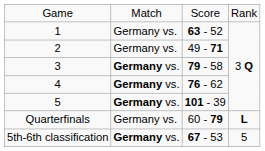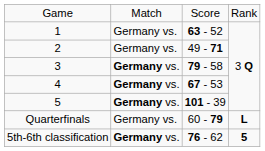(205, 84) 76 - 62 -> (205, 84) 67 - 53
(205, 137) 67 - 53 -> (205, 137) 76 - 62
(244, 137) normal -> (244, 137) bold
